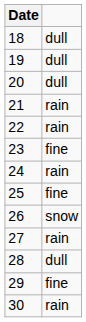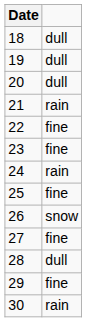(57, 127) rain -> (57, 127) fine
(57, 238) rain -> (57, 238) fine
